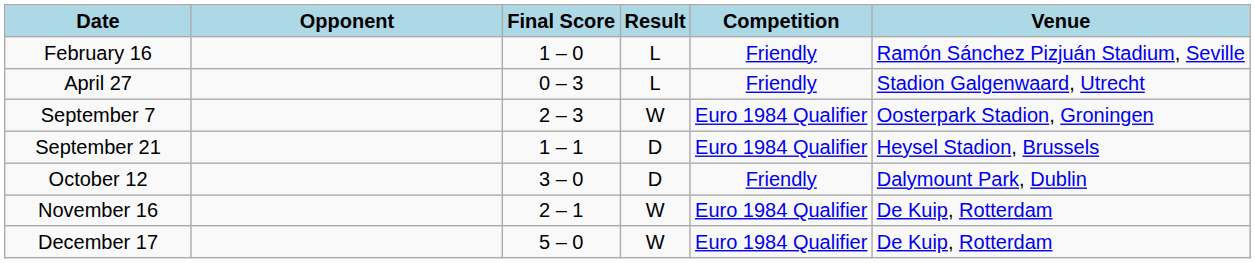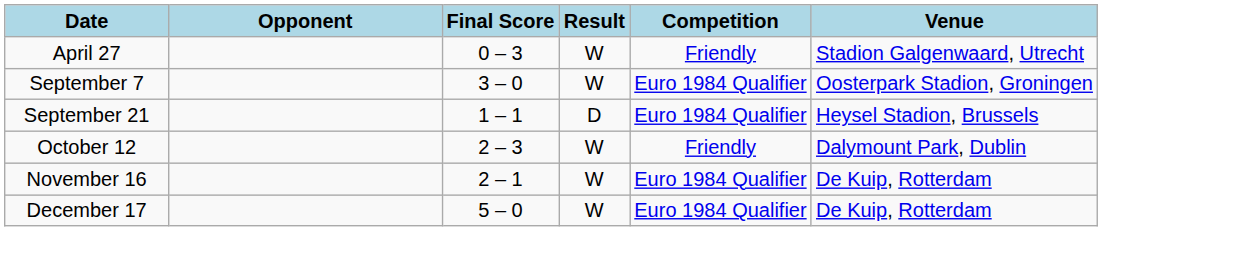- row: (98, 53)
(655, 84) L -> (594, 53) W
(561, 116) 2 – 3 -> (500, 84) 3 – 0
(561, 179) 3 – 0 -> (500, 147) 2 – 3
(655, 179) D -> (594, 147) W
